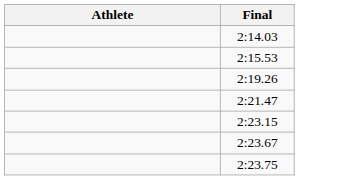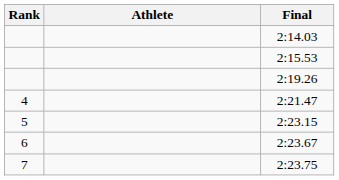+ column: (24, 15)
